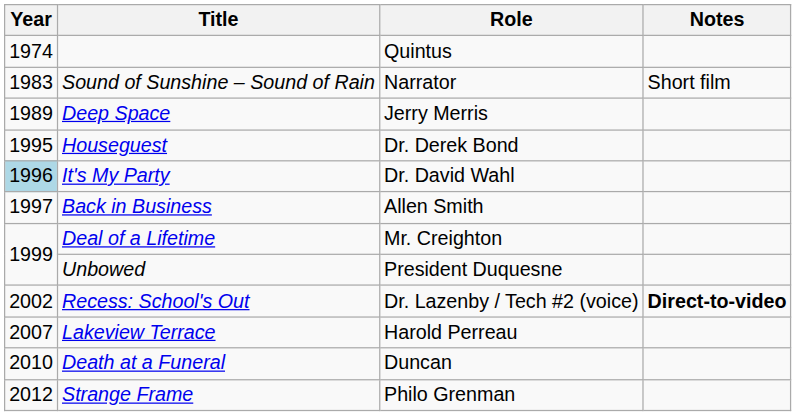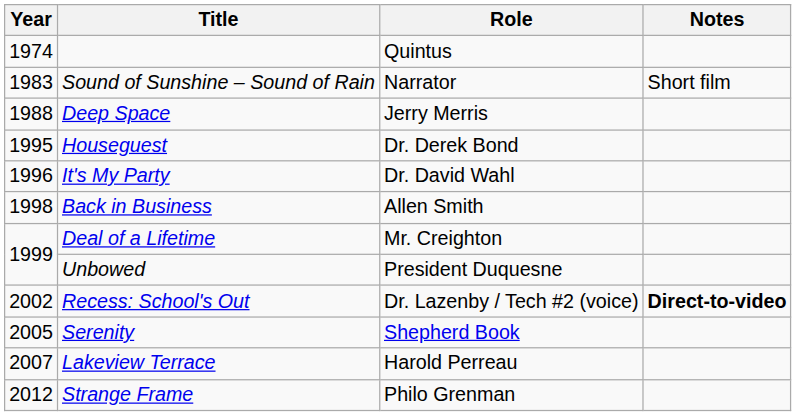(31, 113) 1989 -> (31, 113) 1988
(31, 176) lightblue background -> (31, 176) no background
(31, 207) 1997 -> (31, 207) 1998
+ row: (98, 332)
- row: (144, 363)
